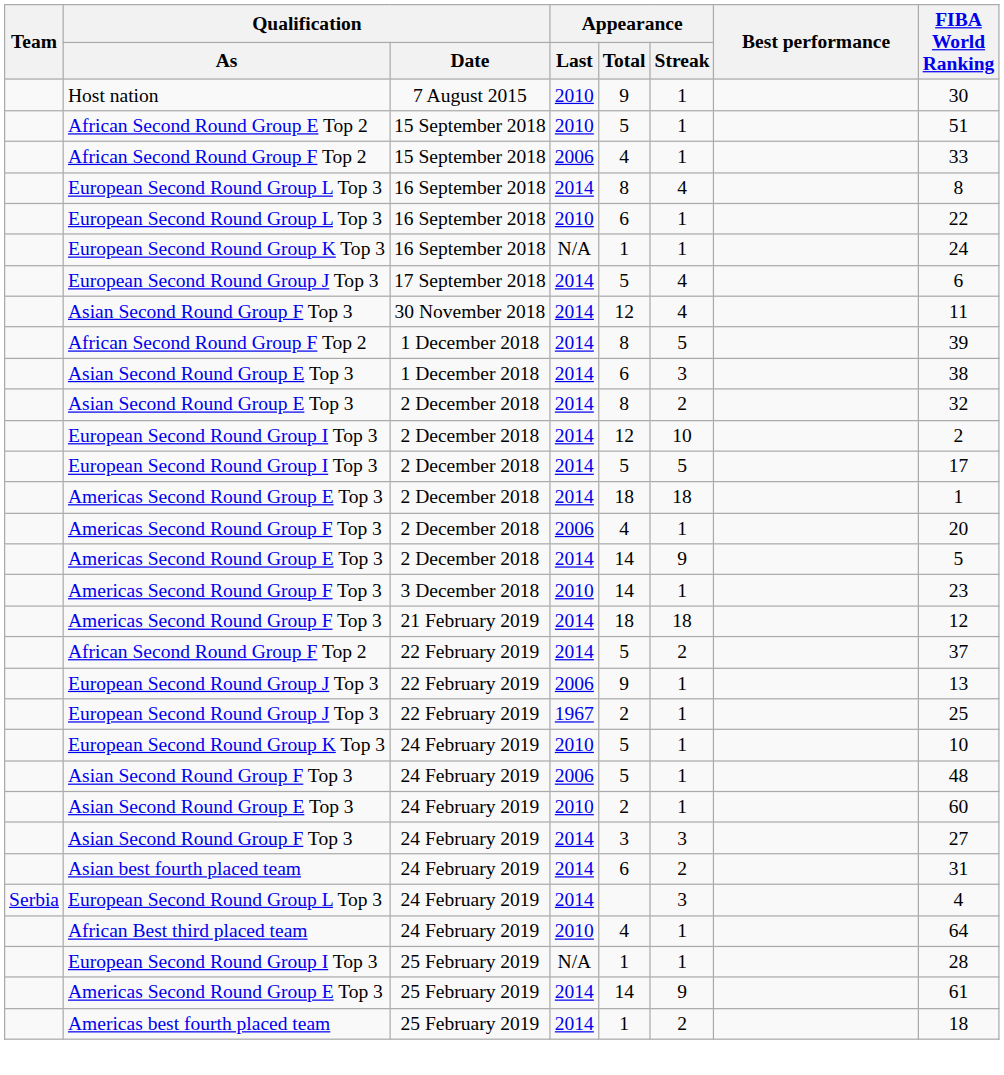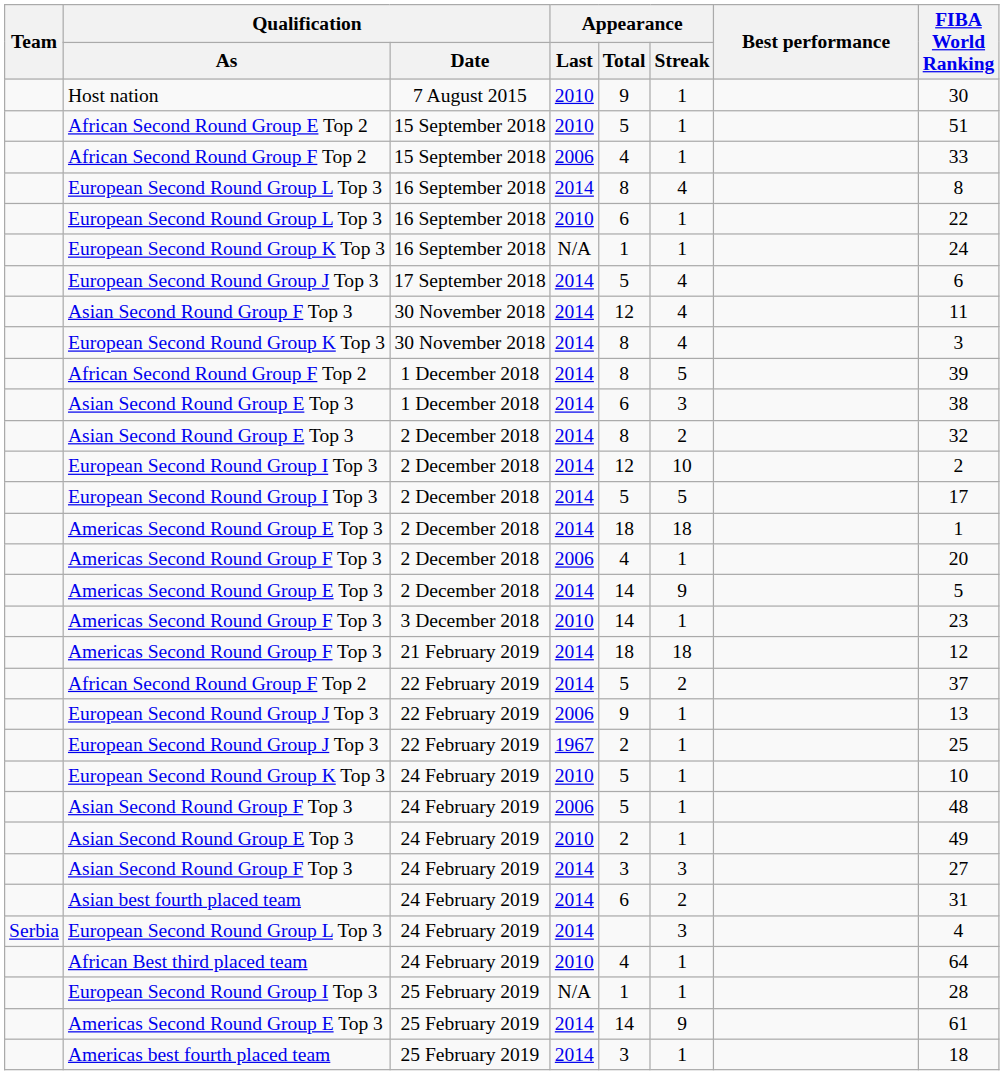+ row: (227, 342)
(958, 806) 60 -> (958, 837) 49
(624, 1023) 1 -> (624, 1054) 3
(682, 1023) 2 -> (682, 1054) 1
